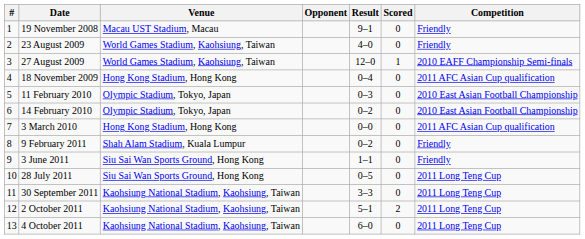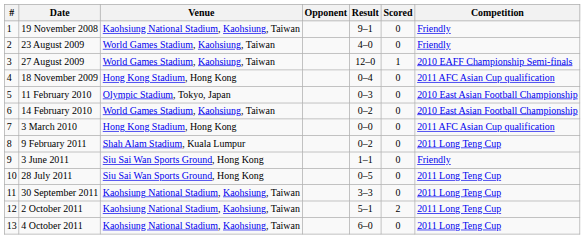(161, 29) Macau UST Stadium, Macau -> (201, 29) Kaohsiung National Stadium, Kaohsiung, Taiwan
(167, 111) Olympic Stadium, Tokyo, Japan -> (189, 111) World Games Stadium, Kaohsiung, Taiwan
(434, 144) Friendly -> (459, 144) 2011 Long Teng Cup
